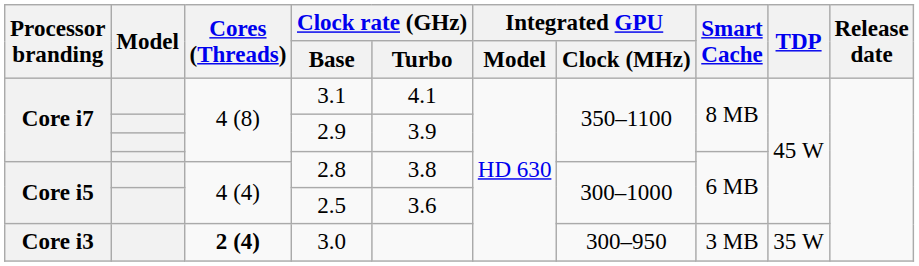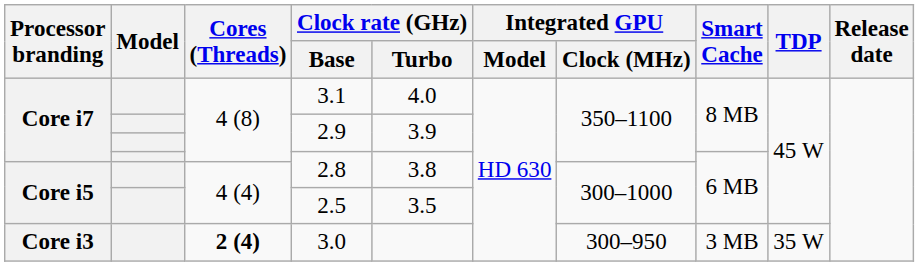(422, 95) 4.1 -> (422, 95) 4.0
(422, 205) 3.6 -> (422, 205) 3.5
